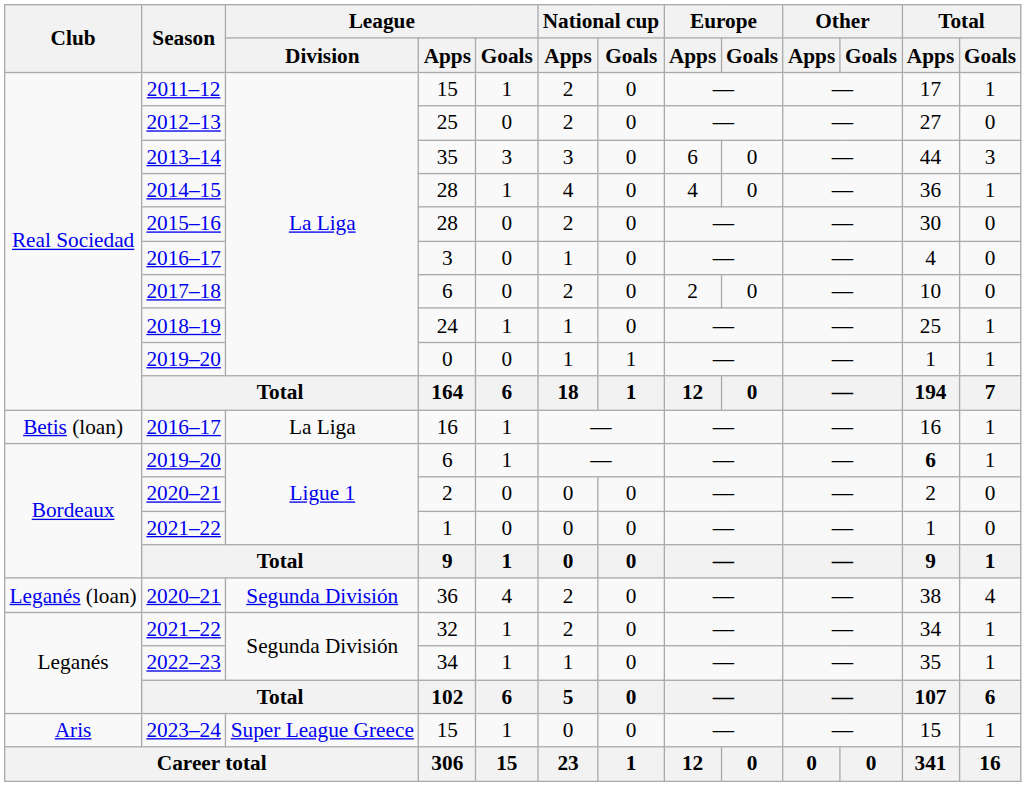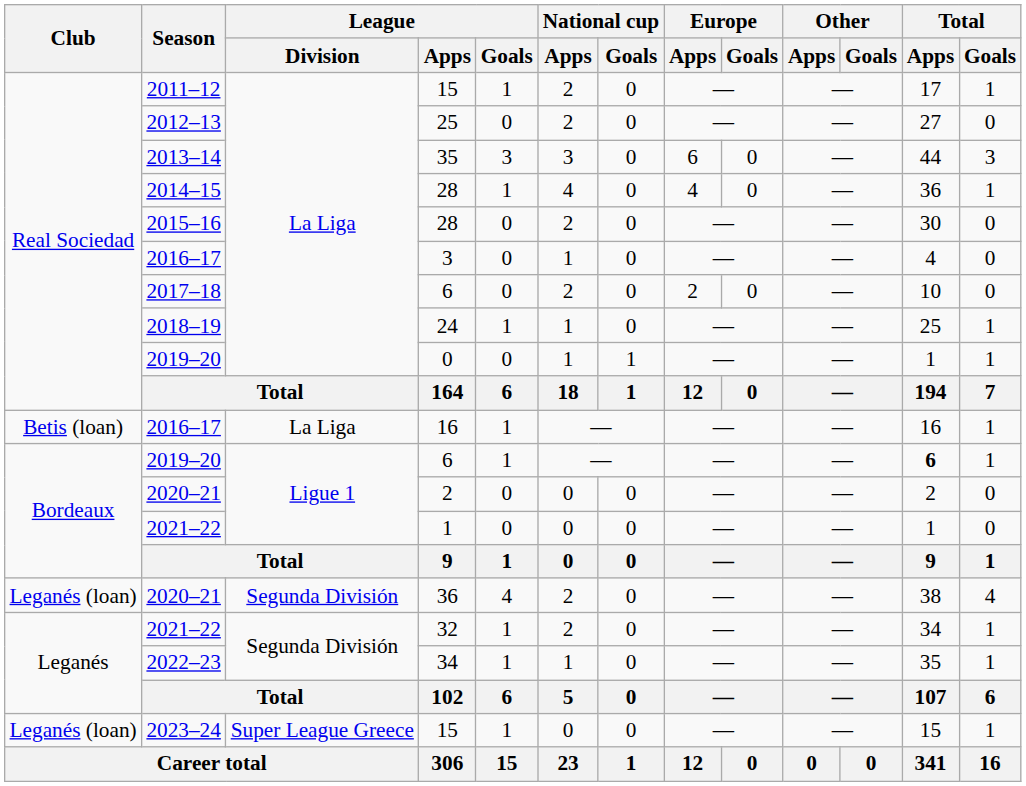(73, 730) Aris -> (73, 730) Leganés (loan)
